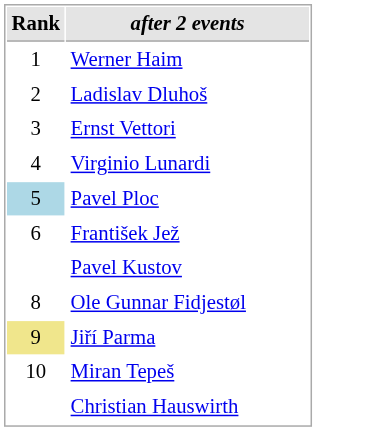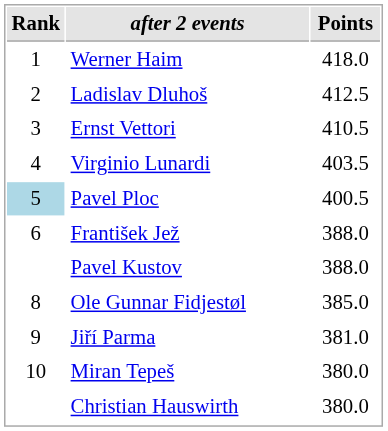+ column: (345, 23)
(36, 337) khaki background -> (36, 337) no background
